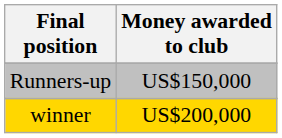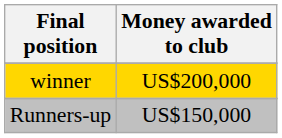rows swapped: (60, 115) <-> (60, 80)
